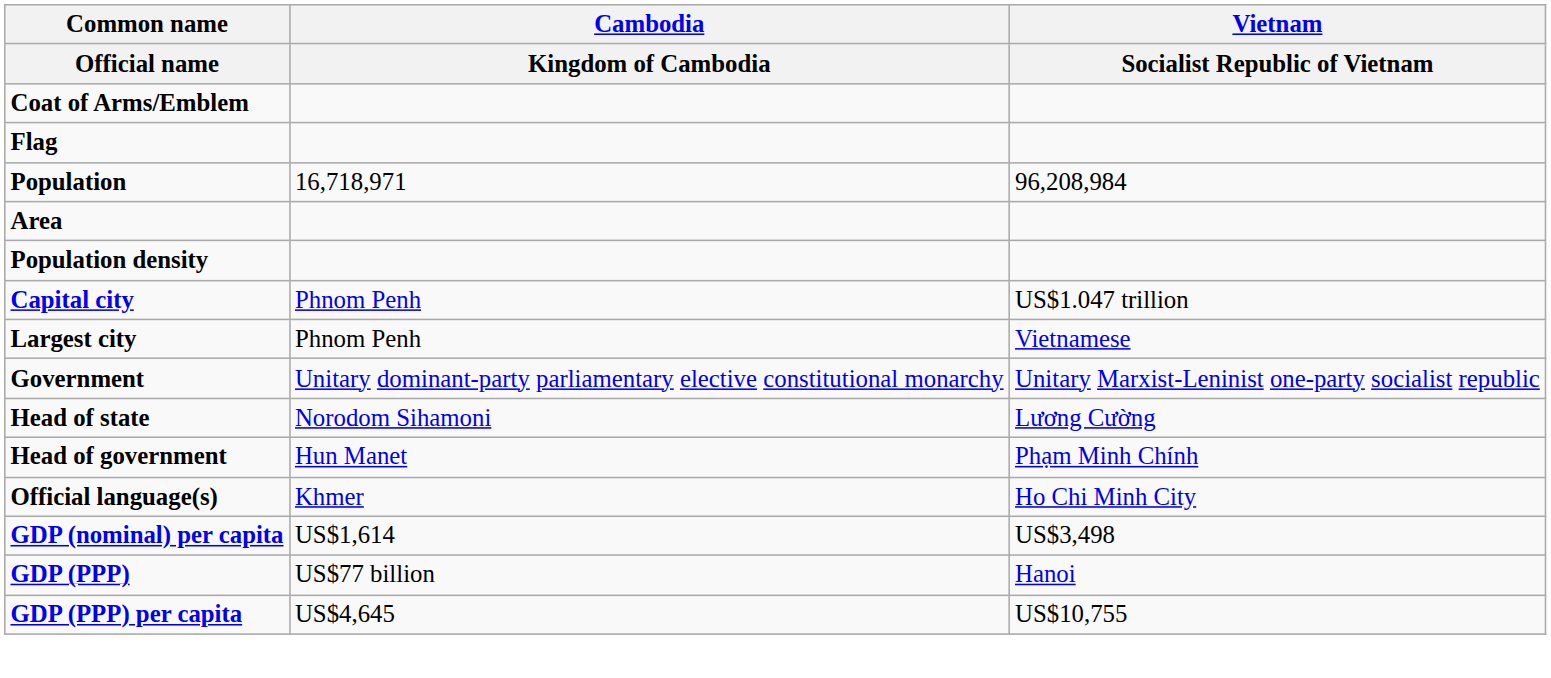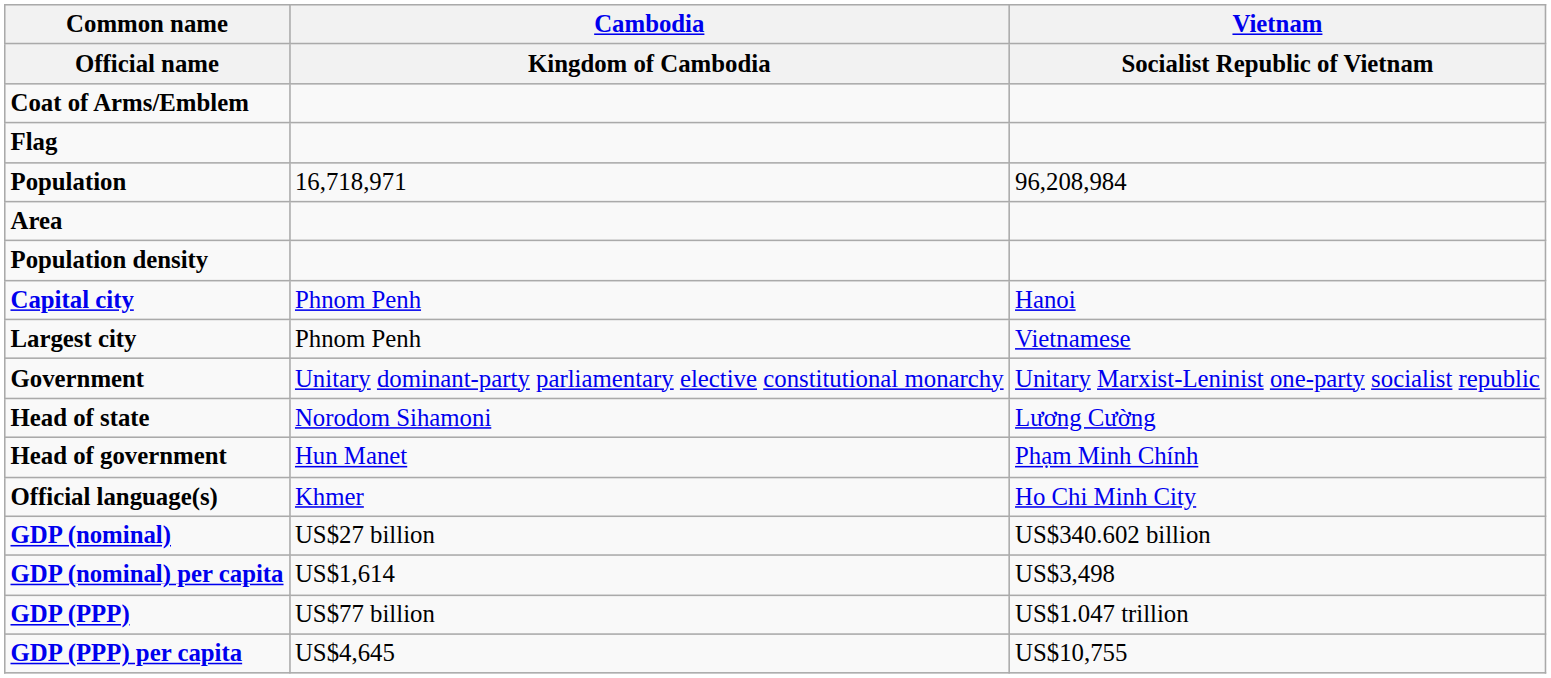(1102, 299) US$1.047 trillion -> (1045, 299) Hanoi
+ row: (91, 535)
(1045, 574) Hanoi -> (1102, 614) US$1.047 trillion
